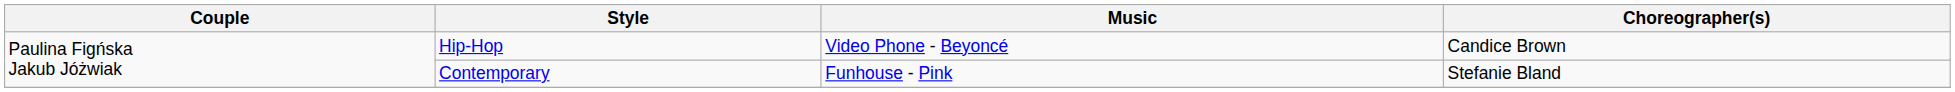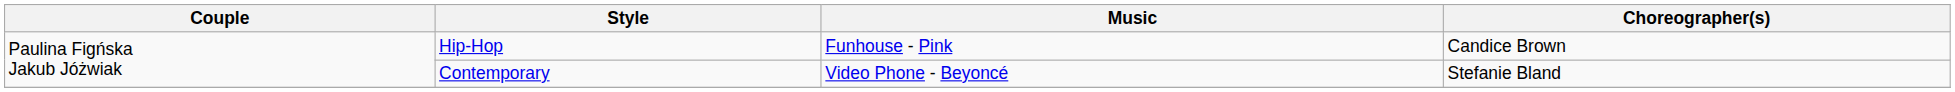(917, 45) Video Phone - Beyoncé -> (889, 45) Funhouse - Pink
(889, 73) Funhouse - Pink -> (917, 73) Video Phone - Beyoncé
